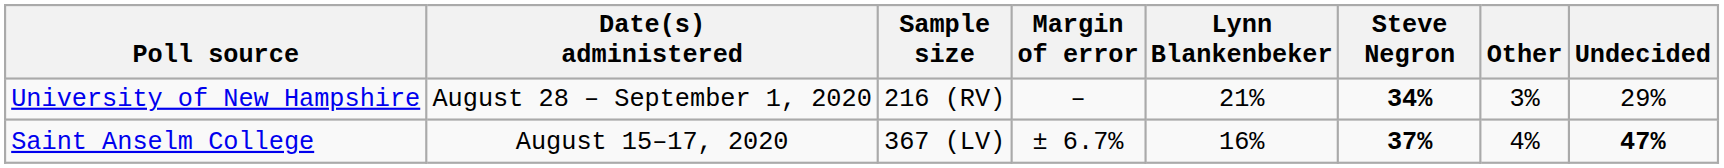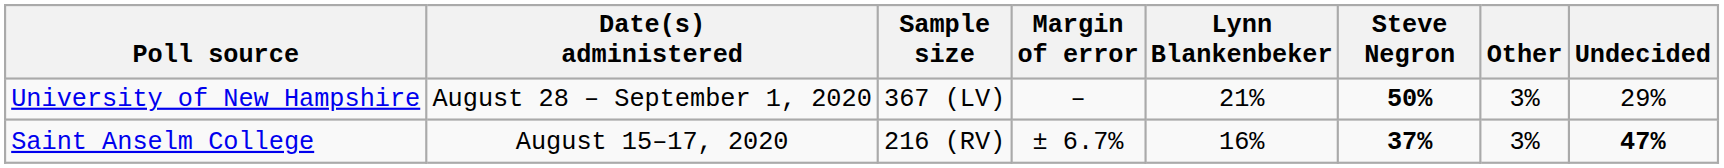(945, 99) 216 (RV) -> (945, 99) 367 (LV)
(1410, 99) 34% -> (1410, 99) 50%
(945, 141) 367 (LV) -> (945, 141) 216 (RV)
(1525, 141) 4% -> (1525, 141) 3%
